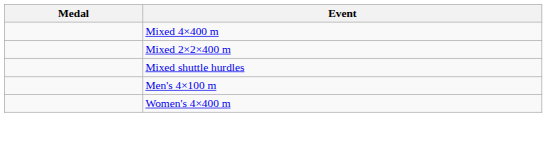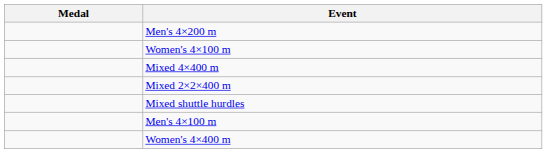+ row: (181, 31)
+ row: (188, 49)
